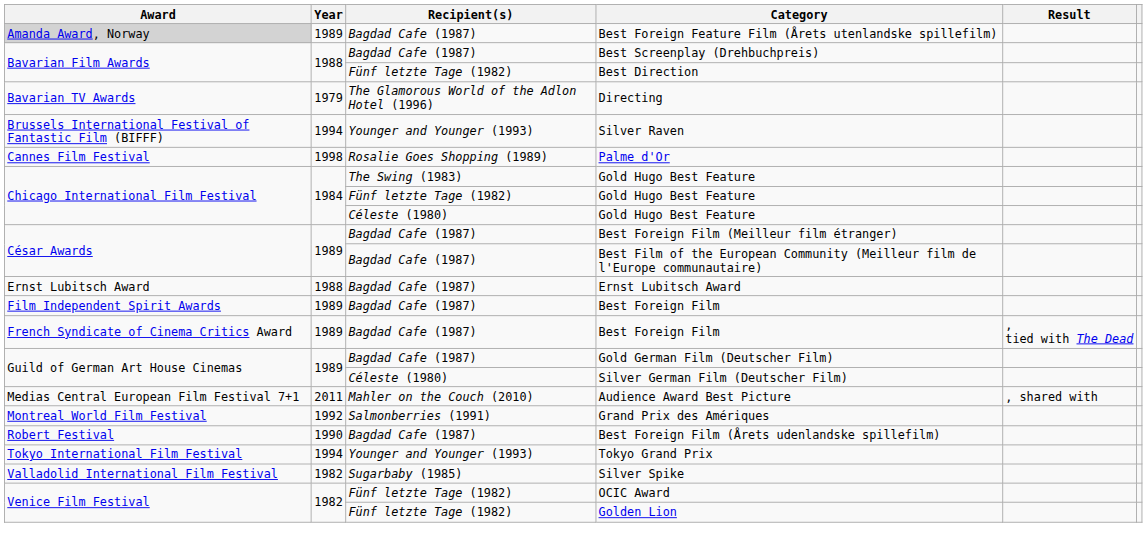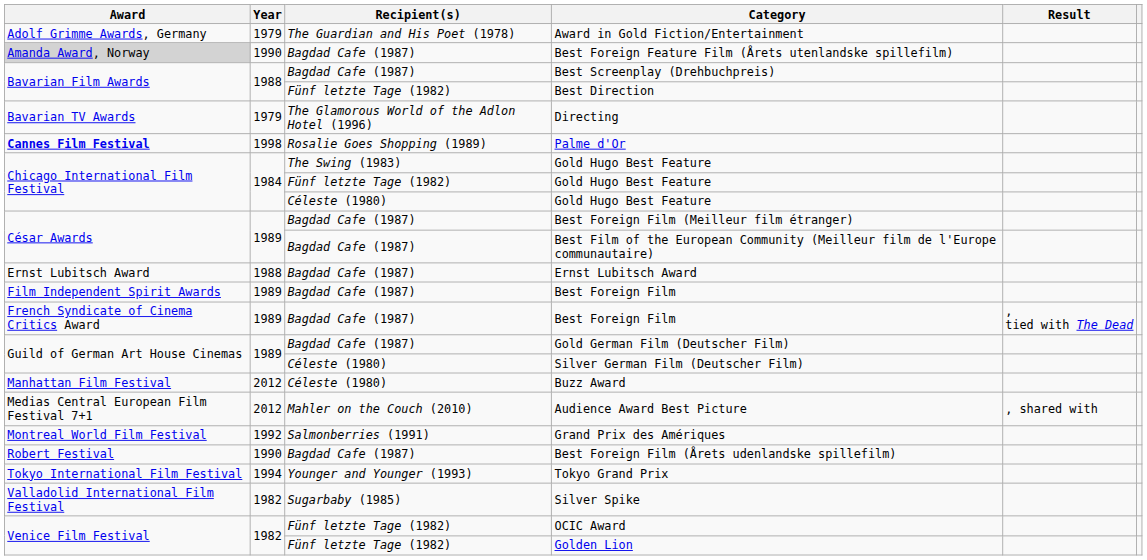+ row: (401, 33)
(329, 33) 1989 -> (268, 53) 1990
- row: (441, 131)
(78, 157) normal -> (78, 143) bold
+ row: (337, 383)
(329, 396) 2011 -> (268, 409) 2012
